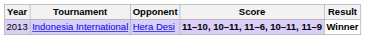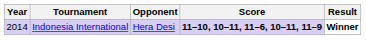(17, 27) 2013 -> (17, 27) 2014
